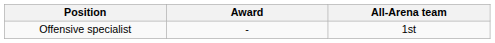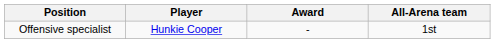+ column: (186, 13)
